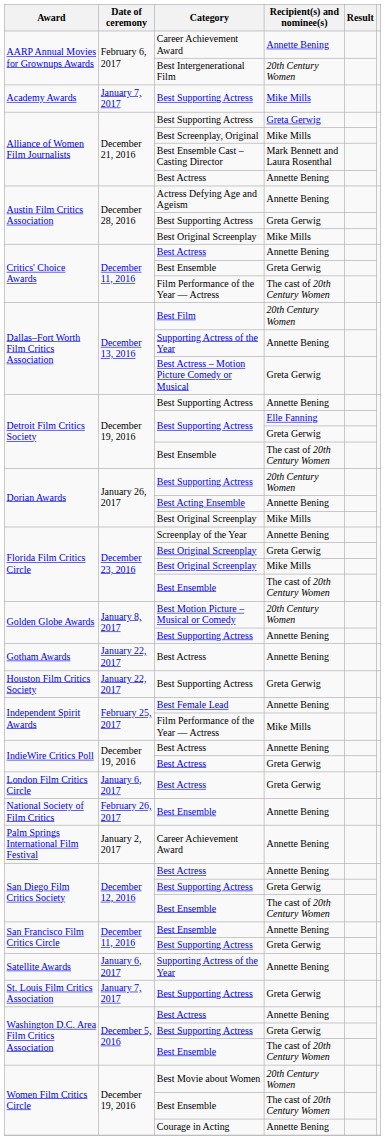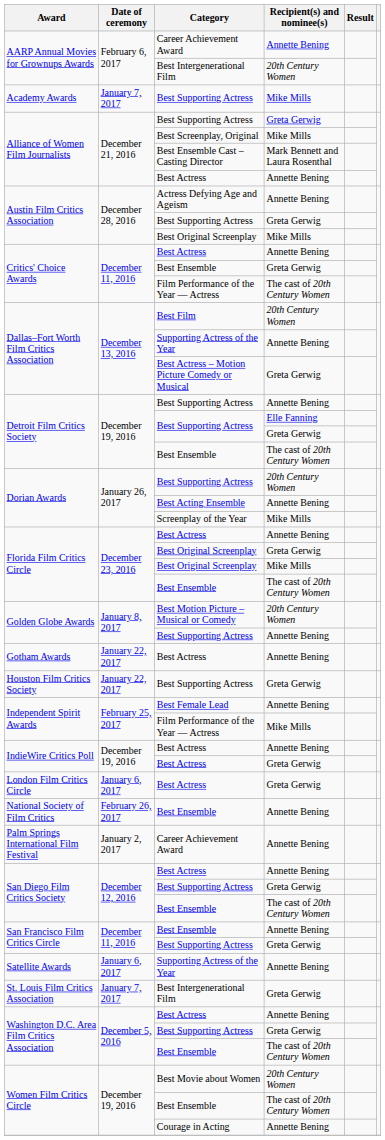(207, 519) Best Original Screenplay -> (202, 519) Screenplay of the Year
(202, 535) Screenplay of the Year -> (182, 535) Best Actress
(205, 993) Best Supporting Actress -> (201, 993) Best Intergenerational Film
